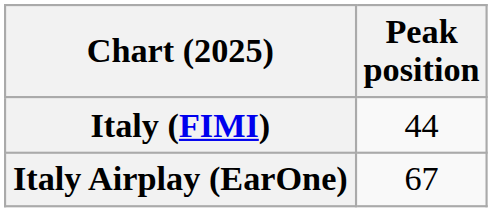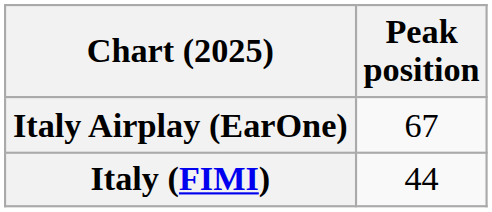rows swapped: (180, 124) <-> (180, 178)
